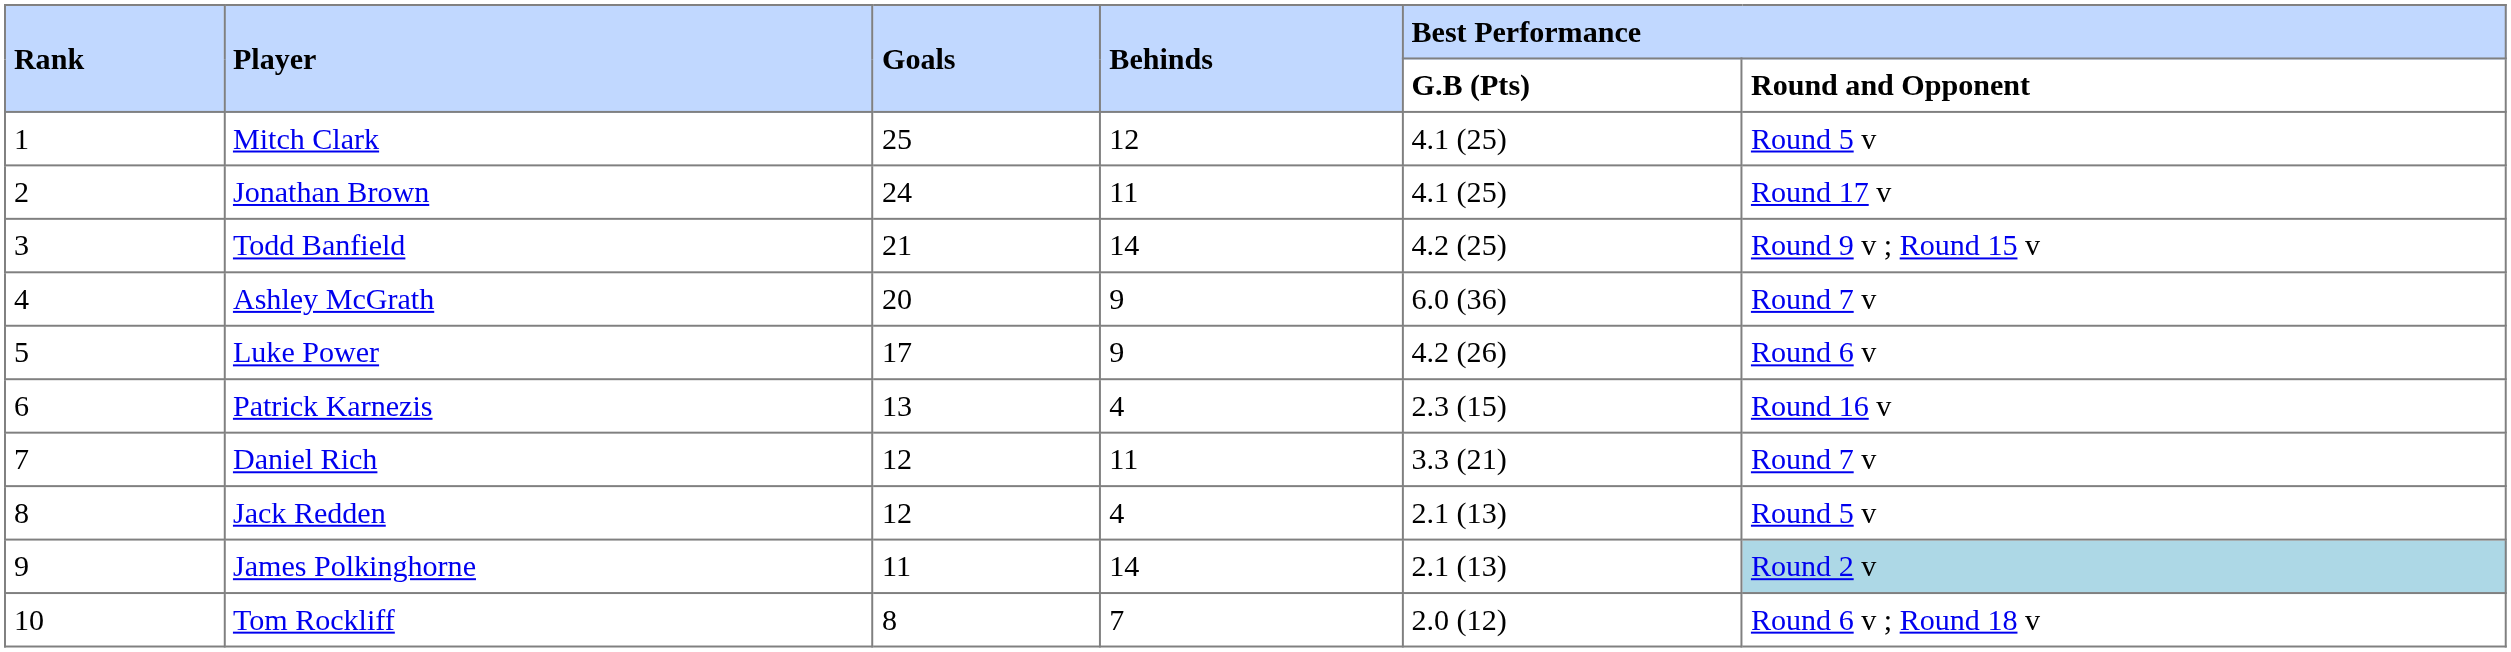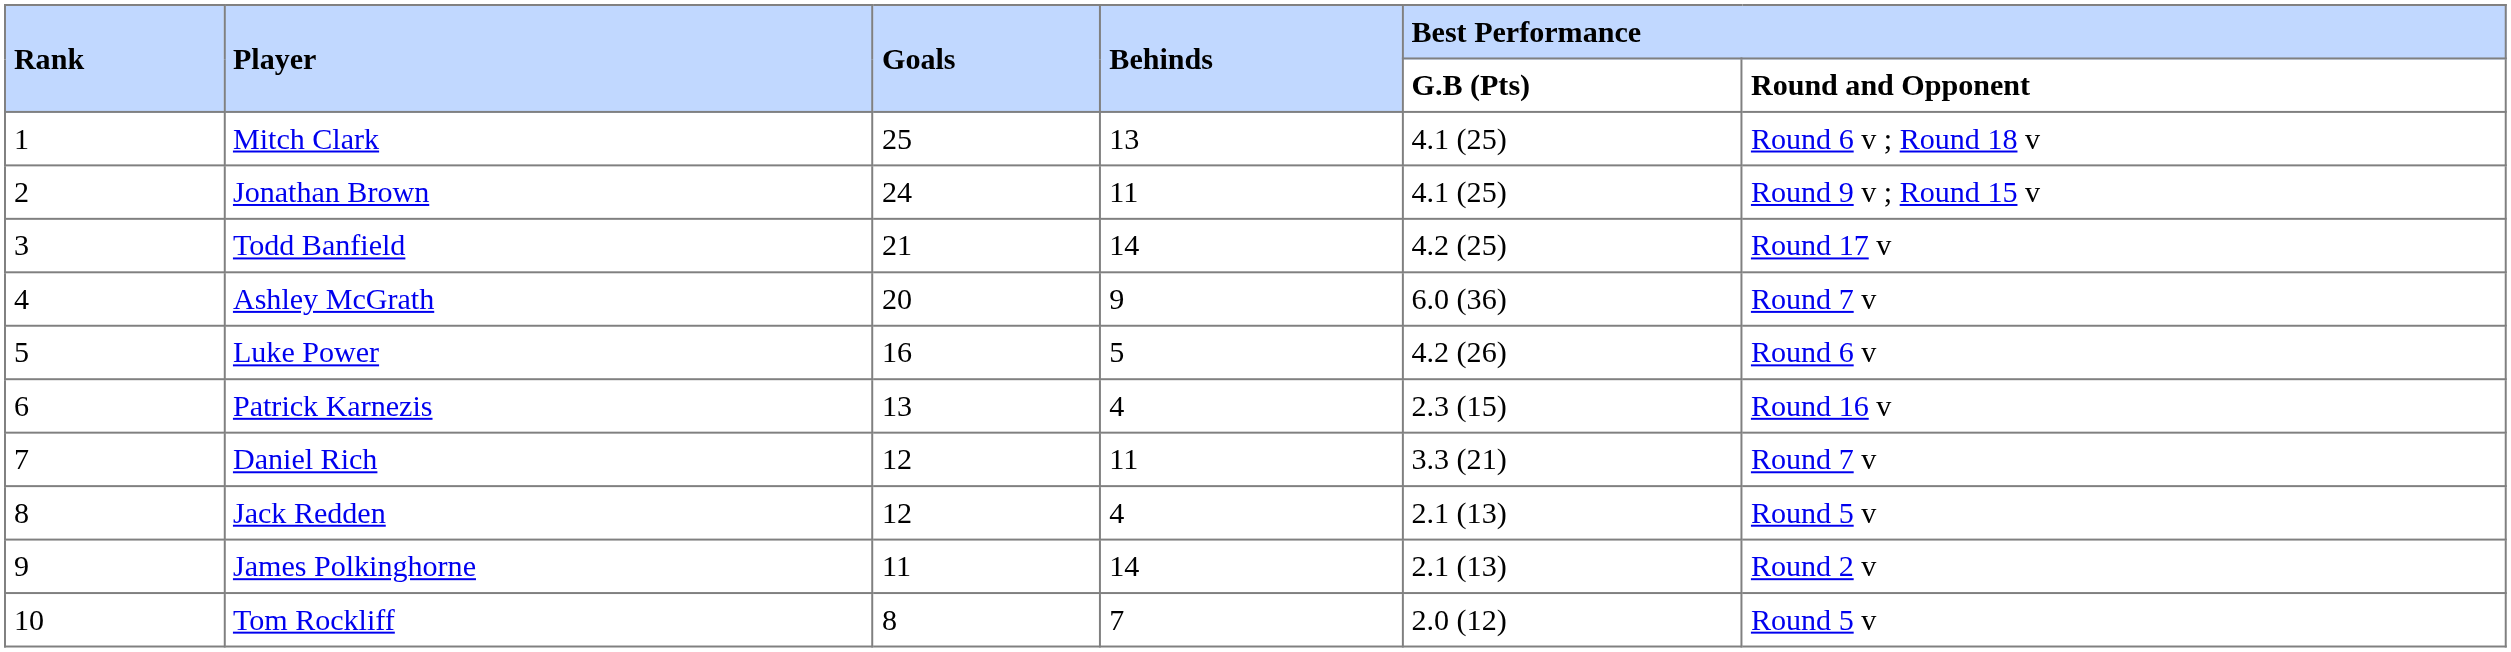(1124, 138) 12 -> (1124, 138) 13
(1814, 138) Round 5 v -> (1895, 138) Round 6 v ; Round 18 v
(1821, 191) Round 17 v -> (1895, 191) Round 9 v ; Round 15 v
(1895, 245) Round 9 v ; Round 15 v -> (1821, 245) Round 17 v
(897, 351) 17 -> (897, 351) 16
(1117, 351) 9 -> (1117, 351) 5
(1814, 565) lightblue background -> (1814, 565) no background
(1895, 619) Round 6 v ; Round 18 v -> (1814, 619) Round 5 v
